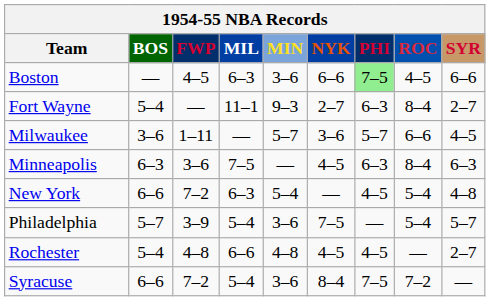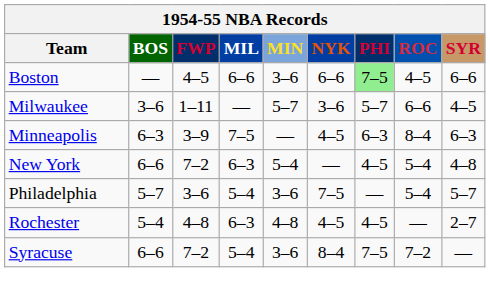(241, 77) 6–3 -> (241, 77) 6–6
- row: (50, 106)
(196, 164) 3–6 -> (196, 135) 3–9
(196, 222) 3–9 -> (196, 193) 3–6
(241, 251) 6–6 -> (241, 222) 6–3
